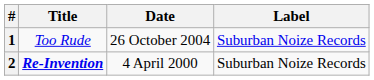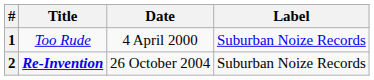(160, 39) 26 October 2004 -> (160, 39) 4 April 2000
(160, 63) 4 April 2000 -> (160, 63) 26 October 2004
